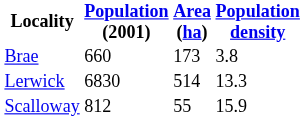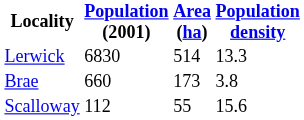rows swapped: (21, 56) <-> (35, 81)
(98, 106) 812 -> (97, 106) 112
(231, 106) 15.9 -> (231, 106) 15.6
